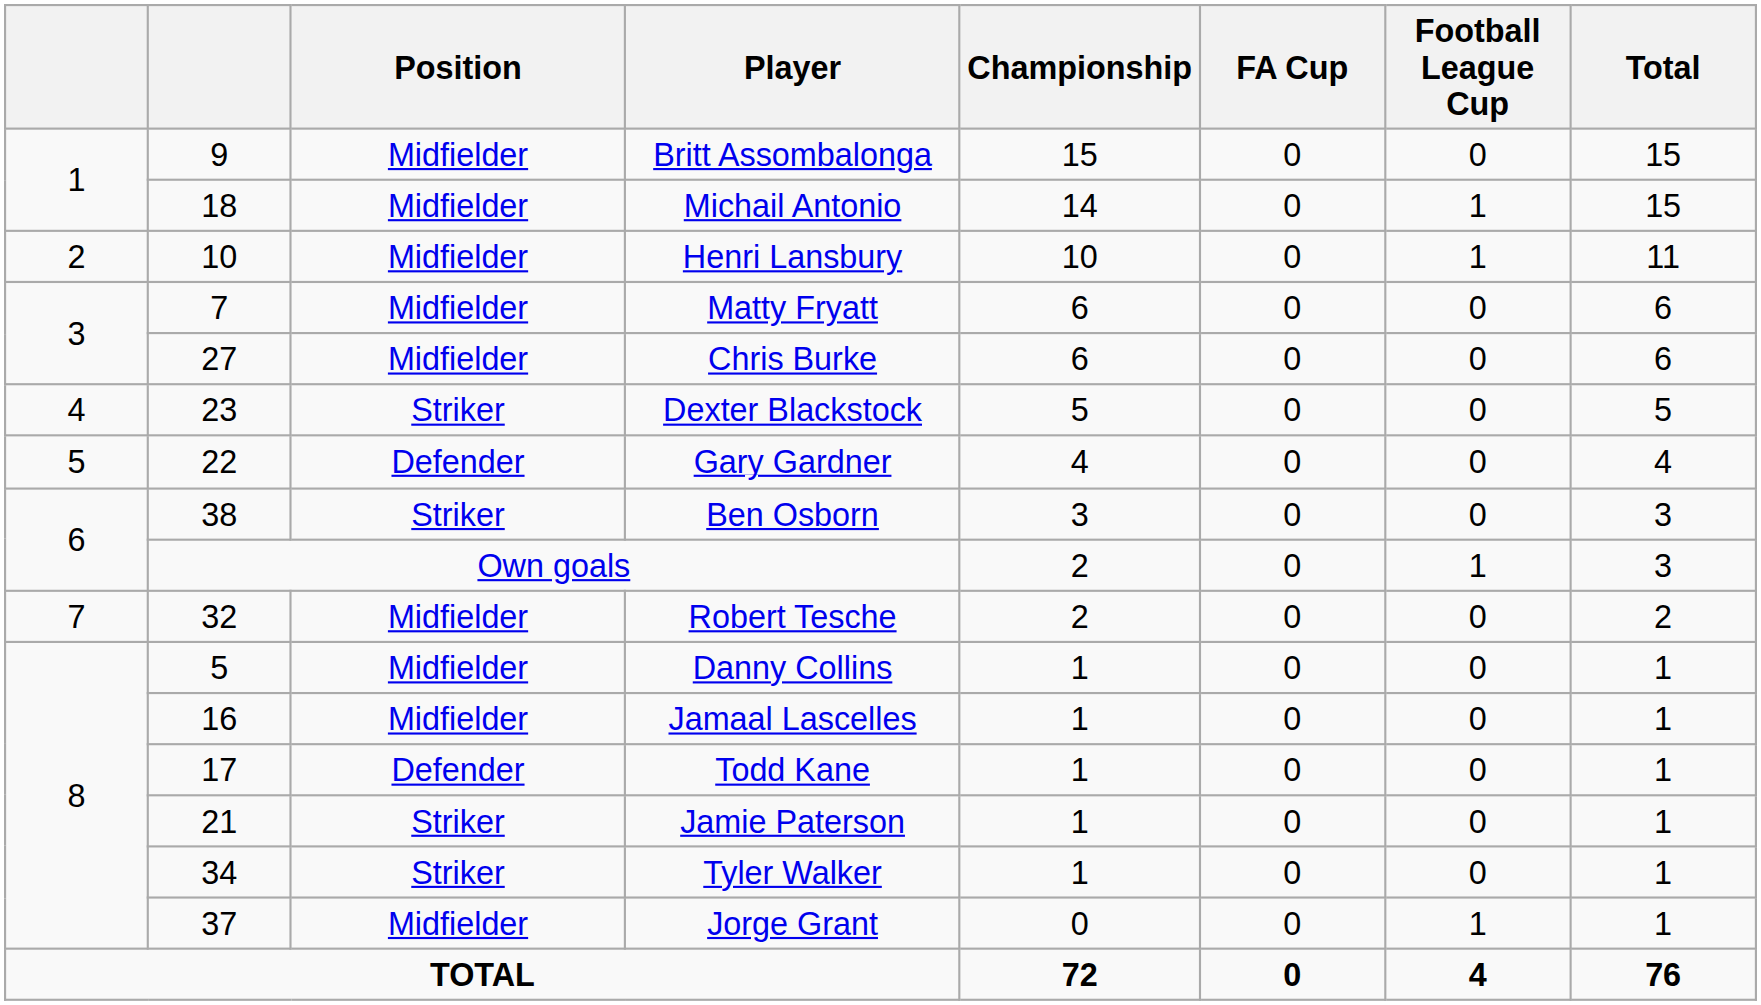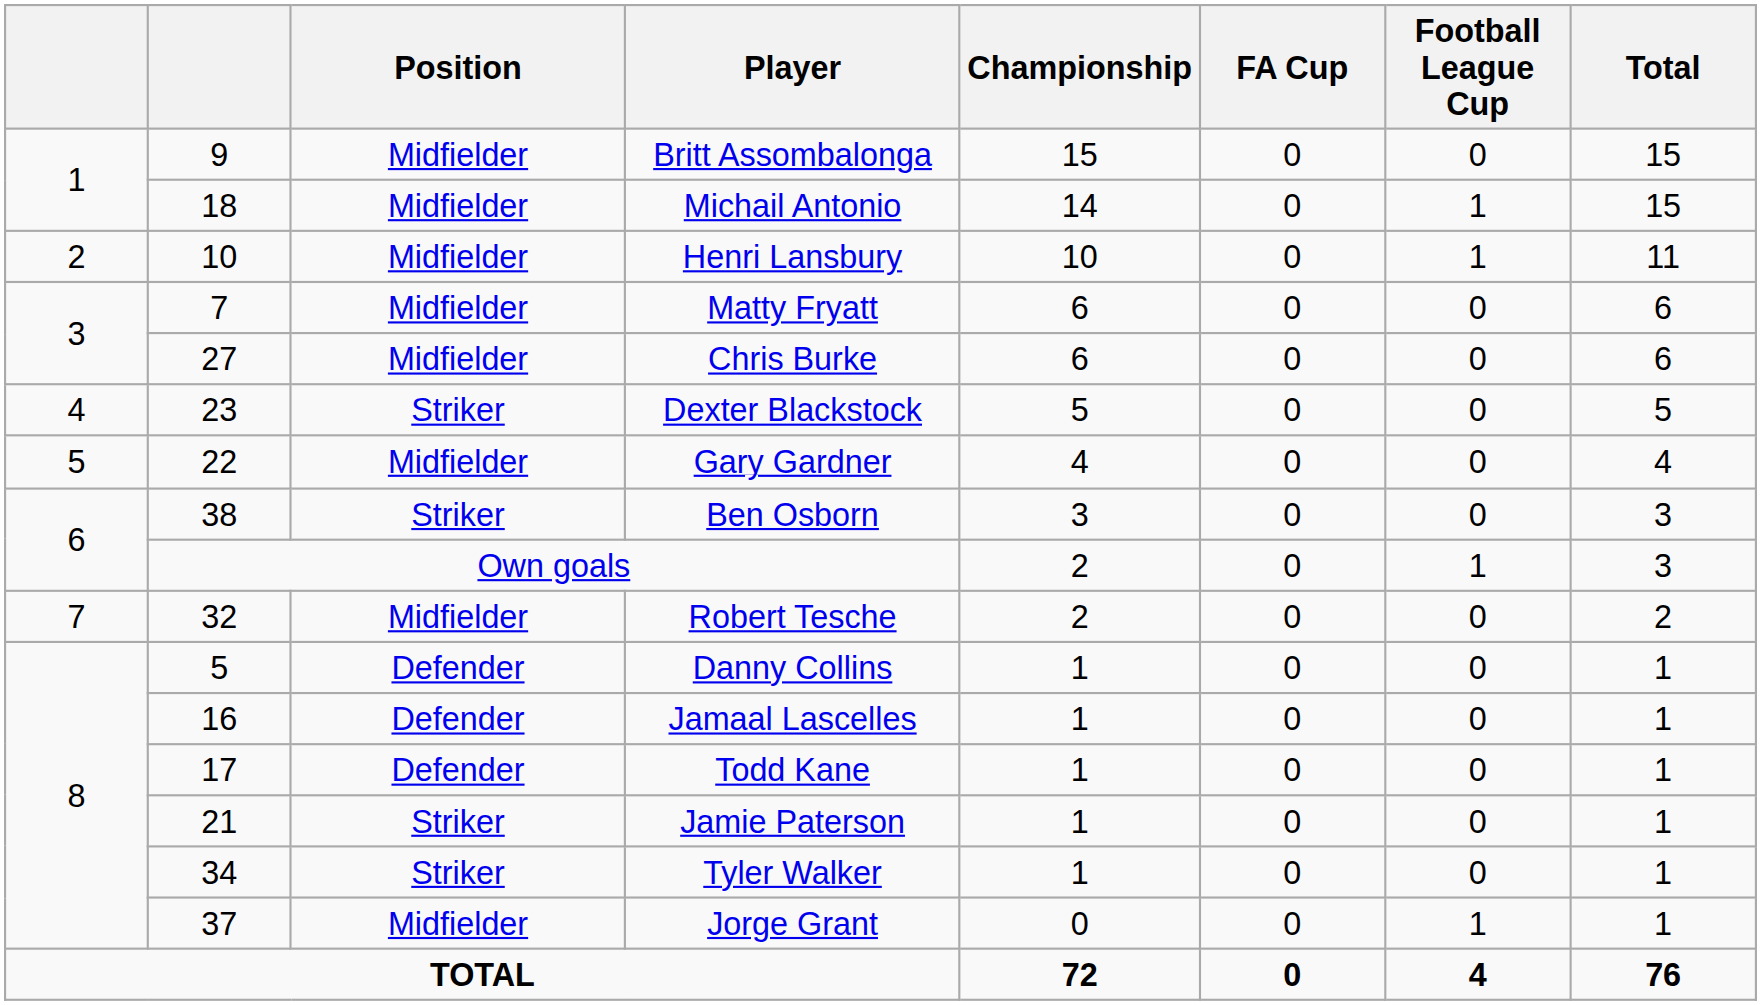(458, 462) Defender -> (458, 462) Midfielder
(458, 667) Midfielder -> (458, 667) Defender
(458, 718) Midfielder -> (458, 718) Defender
